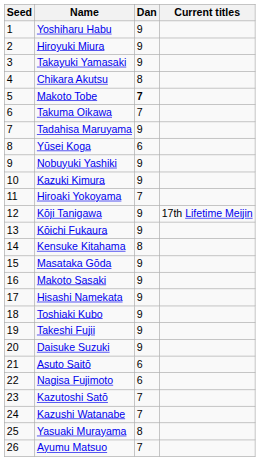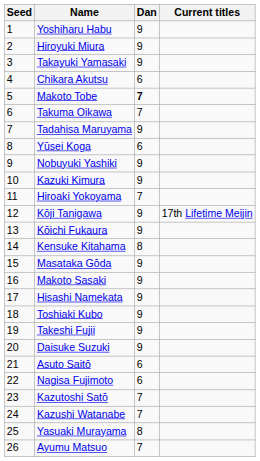(140, 79) 8 -> (140, 79) 6
